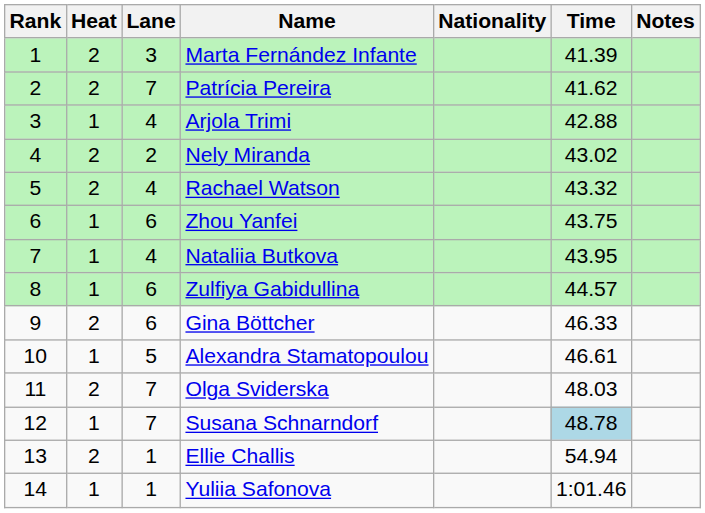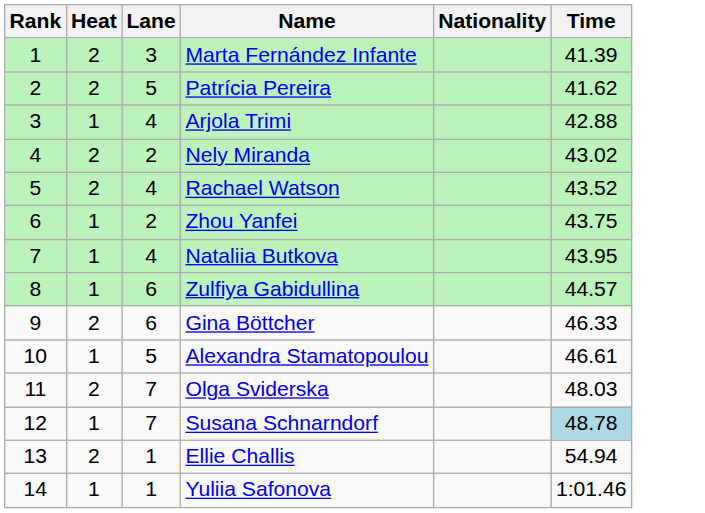- column: (665, 21)
(151, 88) 7 -> (151, 88) 5
(591, 188) 43.32 -> (591, 188) 43.52
(151, 222) 6 -> (151, 222) 2
